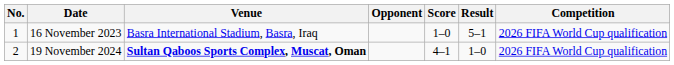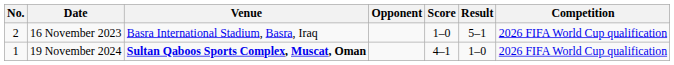(16, 32) 1 -> (16, 32) 2
(16, 51) 2 -> (16, 51) 1
